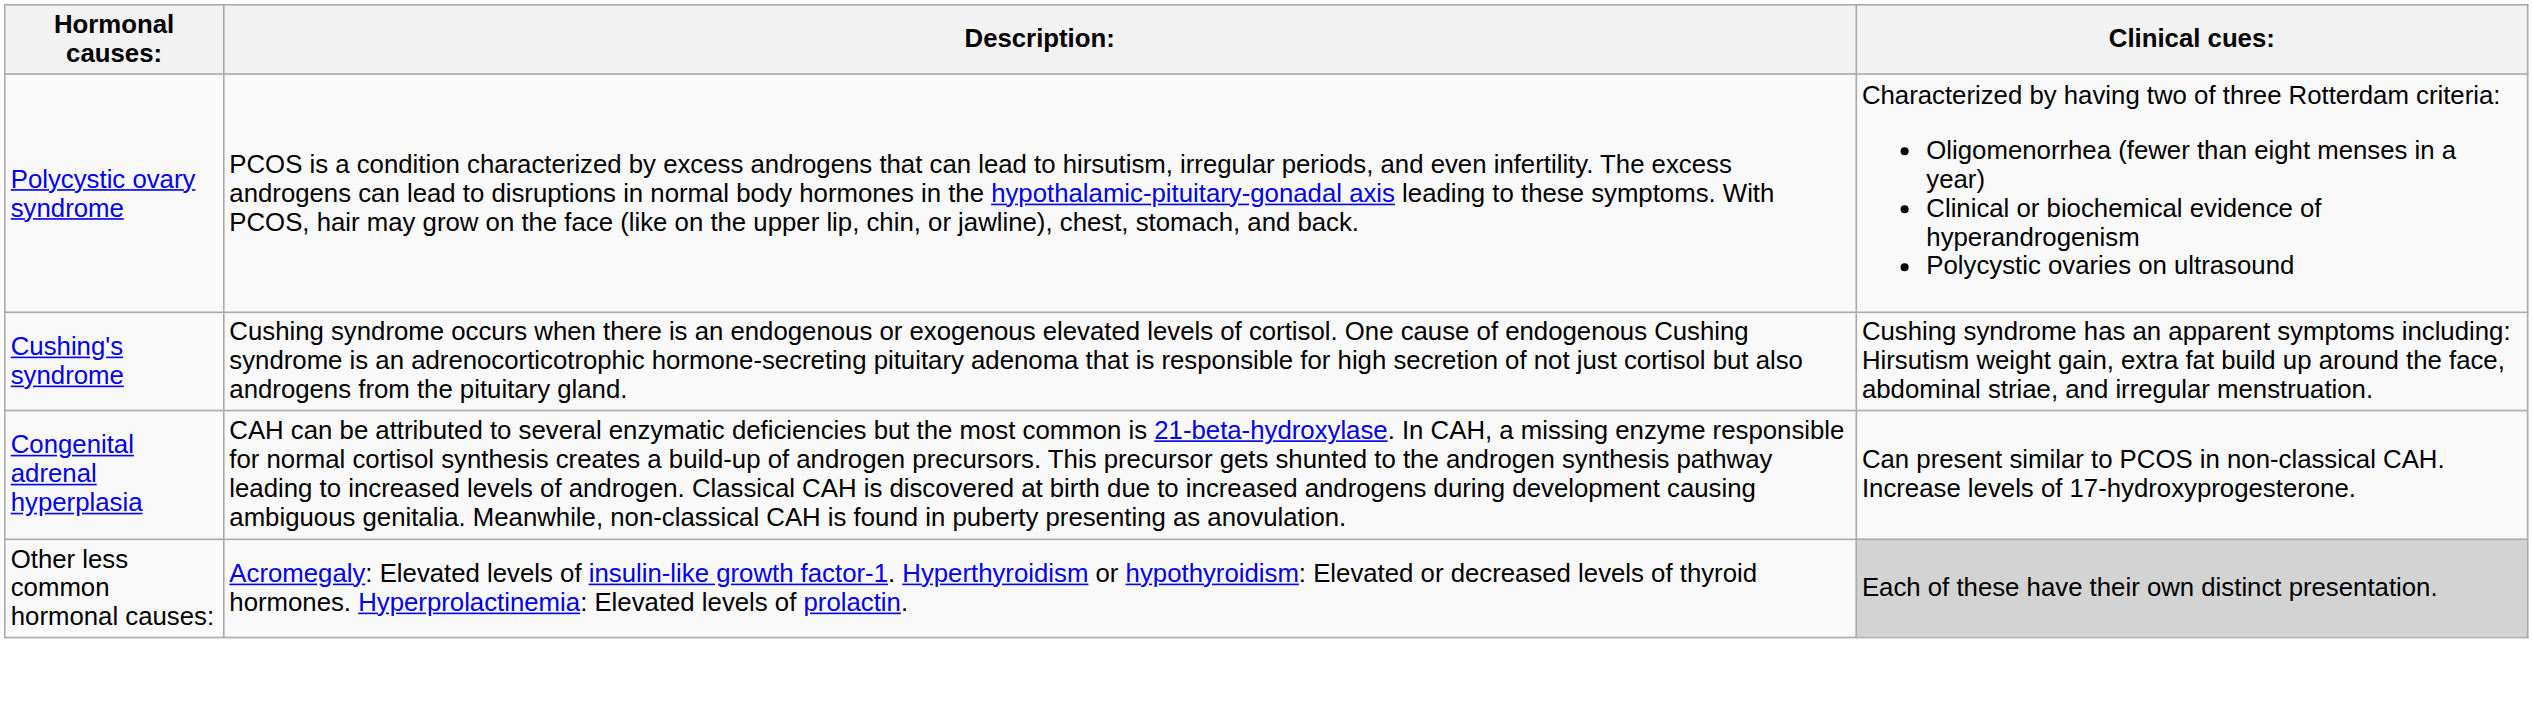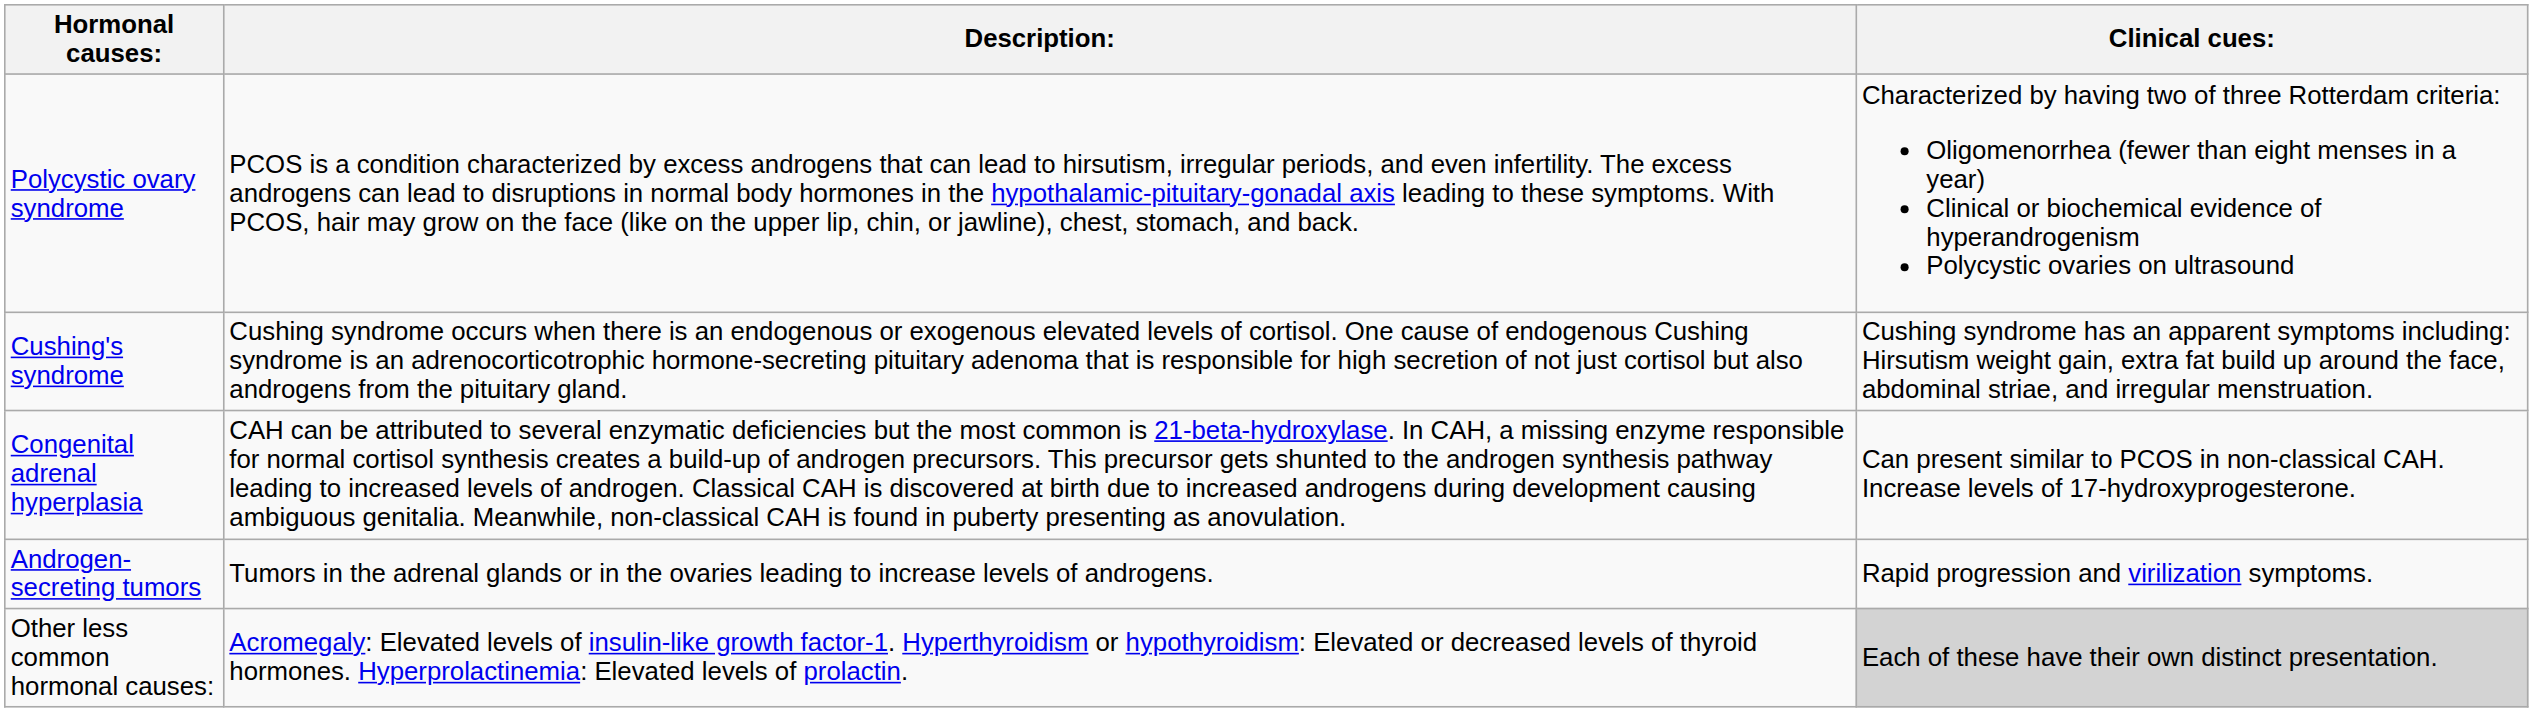+ row: (106, 573)
